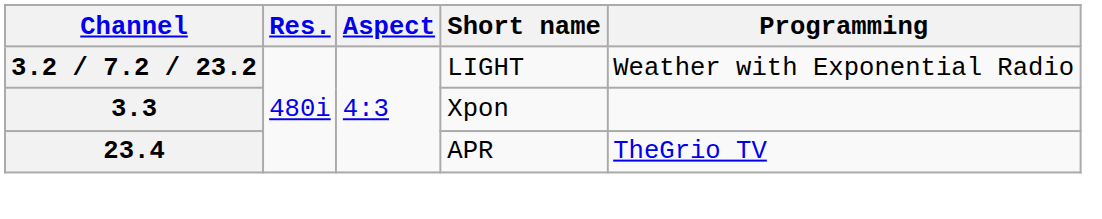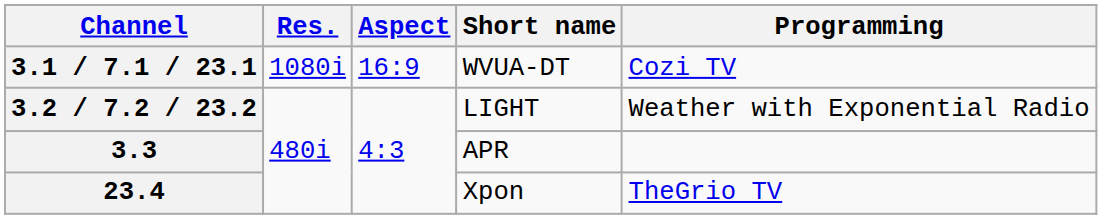+ row: (134, 68)
(478, 109) Xpon -> (486, 151) APR
(470, 151) APR -> (493, 193) Xpon
